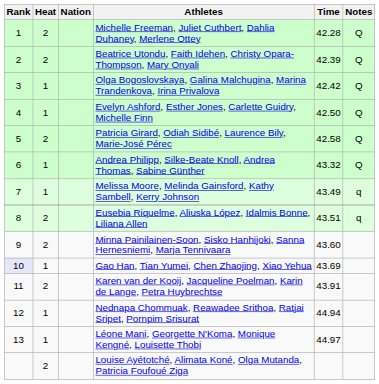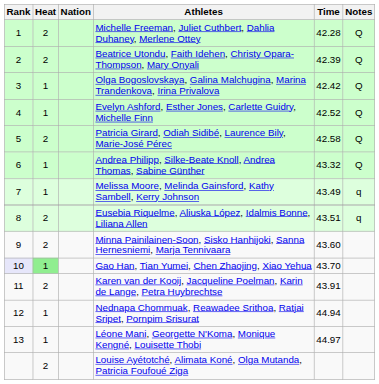(328, 112) 42.50 -> (328, 112) 42.52
(45, 265) no background -> (45, 265) lightgreen background
(328, 265) 43.69 -> (328, 265) 43.70
